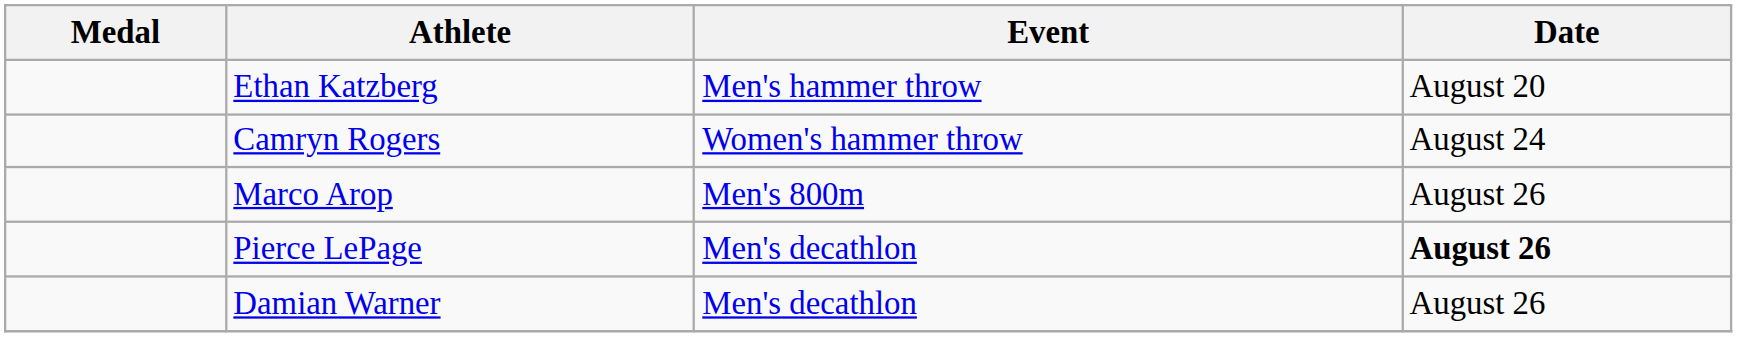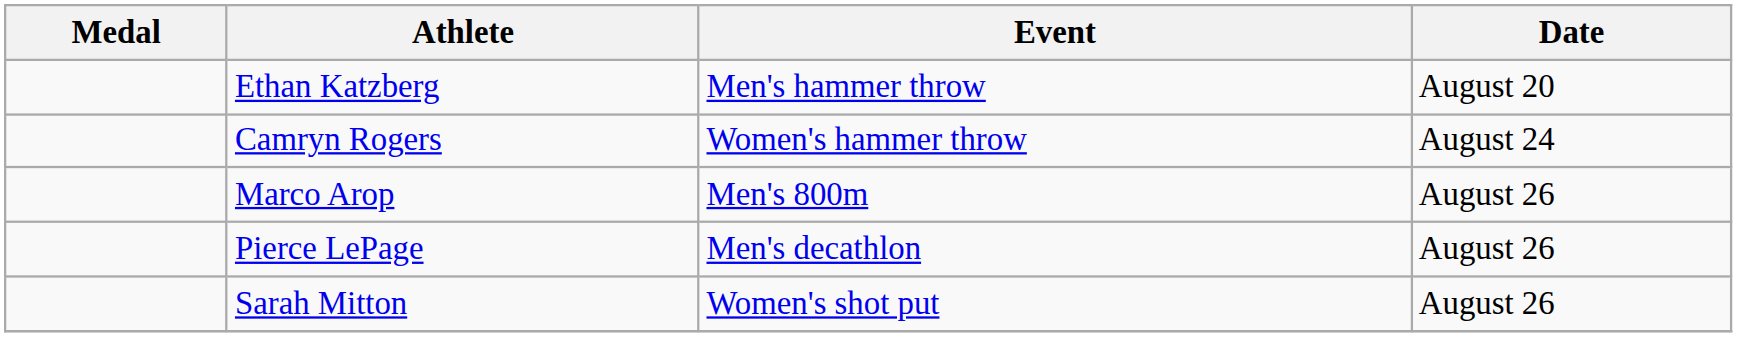(1480, 248) bold -> (1487, 248) normal
- row: (337, 302)
+ row: (321, 302)
